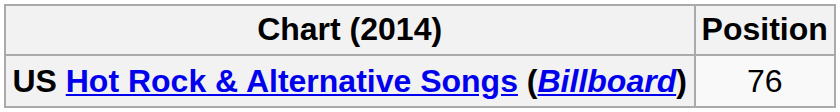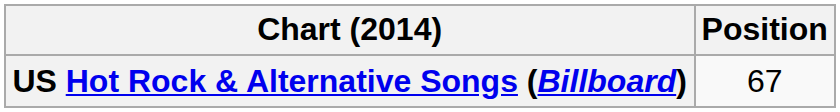(765, 80) 76 -> (765, 80) 67
